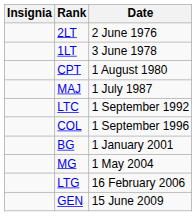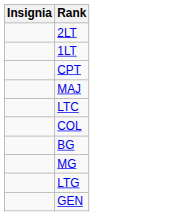- column: (140, 13)
